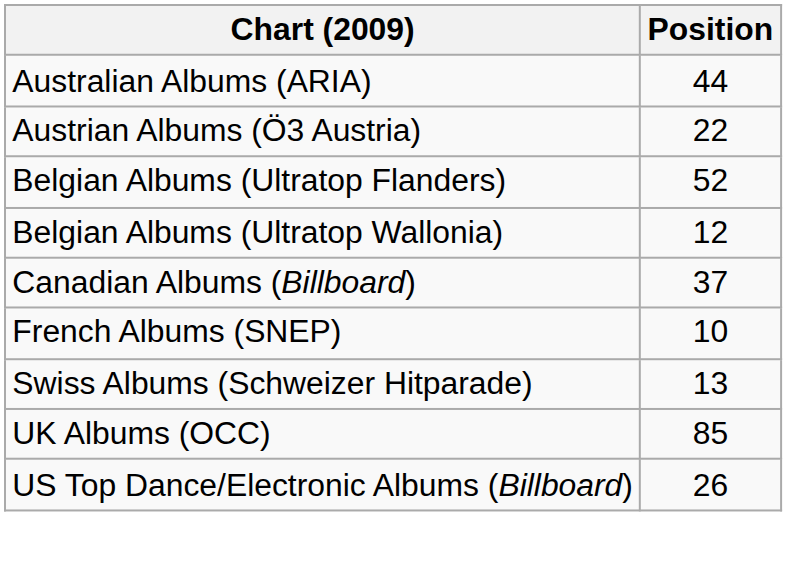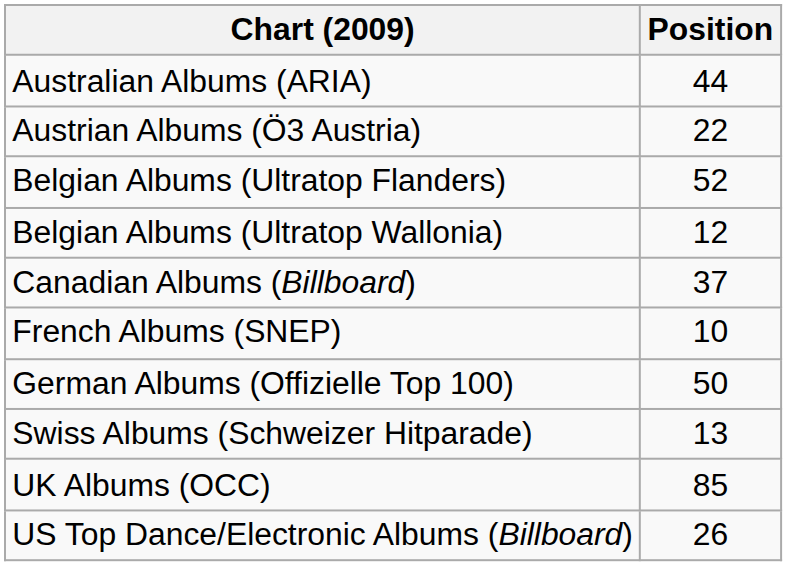+ row: (263, 383)
